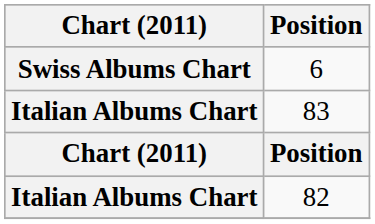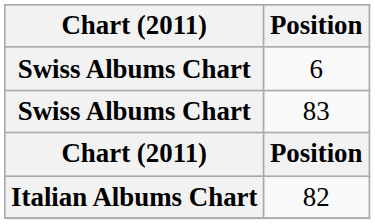(134, 111) Italian Albums Chart -> (134, 111) Swiss Albums Chart
